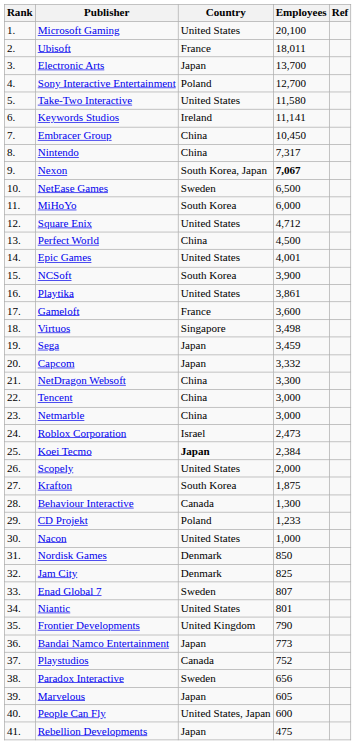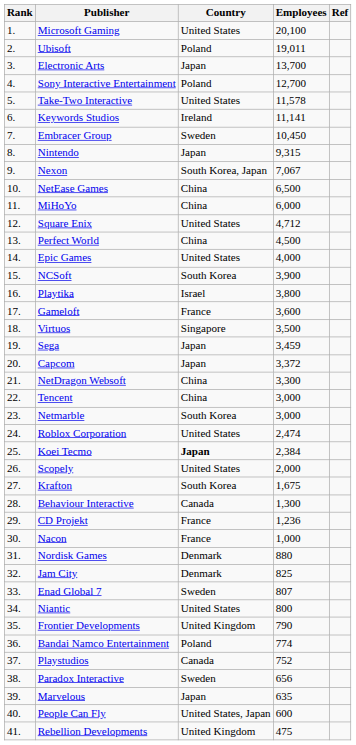(196, 48) France -> (196, 48) Poland
(291, 48) 18,011 -> (291, 48) 19,011
(291, 100) 11,580 -> (291, 100) 11,578
(194, 135) China -> (198, 135) Sweden
(194, 153) China -> (193, 153) Japan
(288, 153) 7,317 -> (288, 153) 9,315
(288, 170) bold -> (288, 170) normal
(198, 188) Sweden -> (194, 188) China
(209, 205) South Korea -> (194, 205) China
(288, 258) 4,001 -> (288, 258) 4,000
(210, 293) United States -> (193, 293) Israel
(288, 293) 3,861 -> (288, 293) 3,800
(288, 328) 3,498 -> (288, 328) 3,500
(288, 363) 3,332 -> (288, 363) 3,372
(194, 415) China -> (209, 415) South Korea
(193, 433) Israel -> (210, 433) United States
(288, 433) 2,473 -> (288, 433) 2,474
(288, 485) 1,875 -> (288, 485) 1,675
(196, 521) Poland -> (196, 521) France
(288, 521) 1,233 -> (288, 521) 1,236
(210, 538) United States -> (196, 538) France
(284, 556) 850 -> (284, 556) 880
(284, 608) 801 -> (284, 608) 800
(193, 643) Japan -> (196, 643) Poland
(284, 643) 773 -> (284, 643) 774
(284, 696) 605 -> (284, 696) 635
(193, 731) Japan -> (218, 731) United Kingdom
